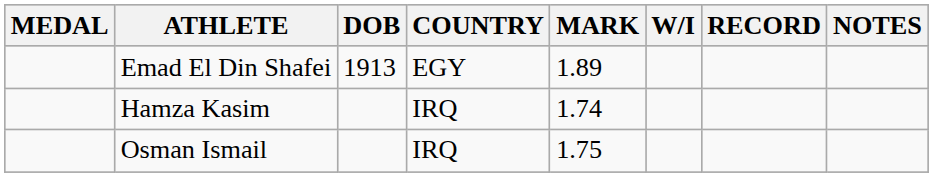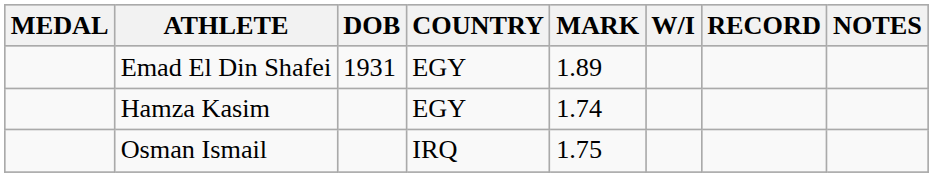(370, 66) 1913 -> (370, 66) 1931
(435, 108) IRQ -> (439, 108) EGY
